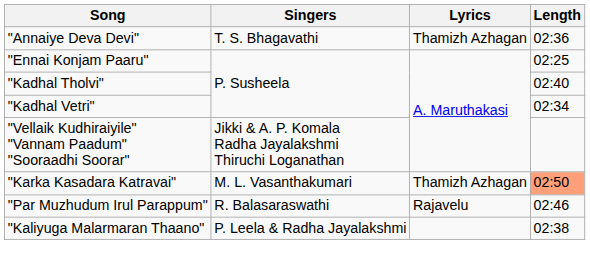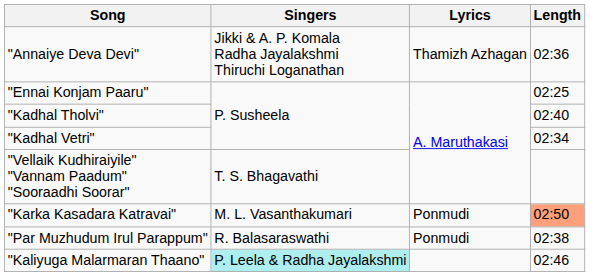(266, 38) T. S. Bhagavathi -> (279, 54) Jikki & A. P. Komala Radha Jayalakshmi Thiruchi Loganathan
(279, 144) Jikki & A. P. Komala Radha Jayalakshmi Thiruchi Loganathan -> (266, 176) T. S. Bhagavathi
(470, 183) Thamizh Azhagan -> (441, 215) Ponmudi
(441, 205) Rajavelu -> (441, 237) Ponmudi
(551, 205) 02:46 -> (551, 237) 02:38
(310, 228) no background -> (310, 260) paleturquoise background
(551, 228) 02:38 -> (551, 260) 02:46
